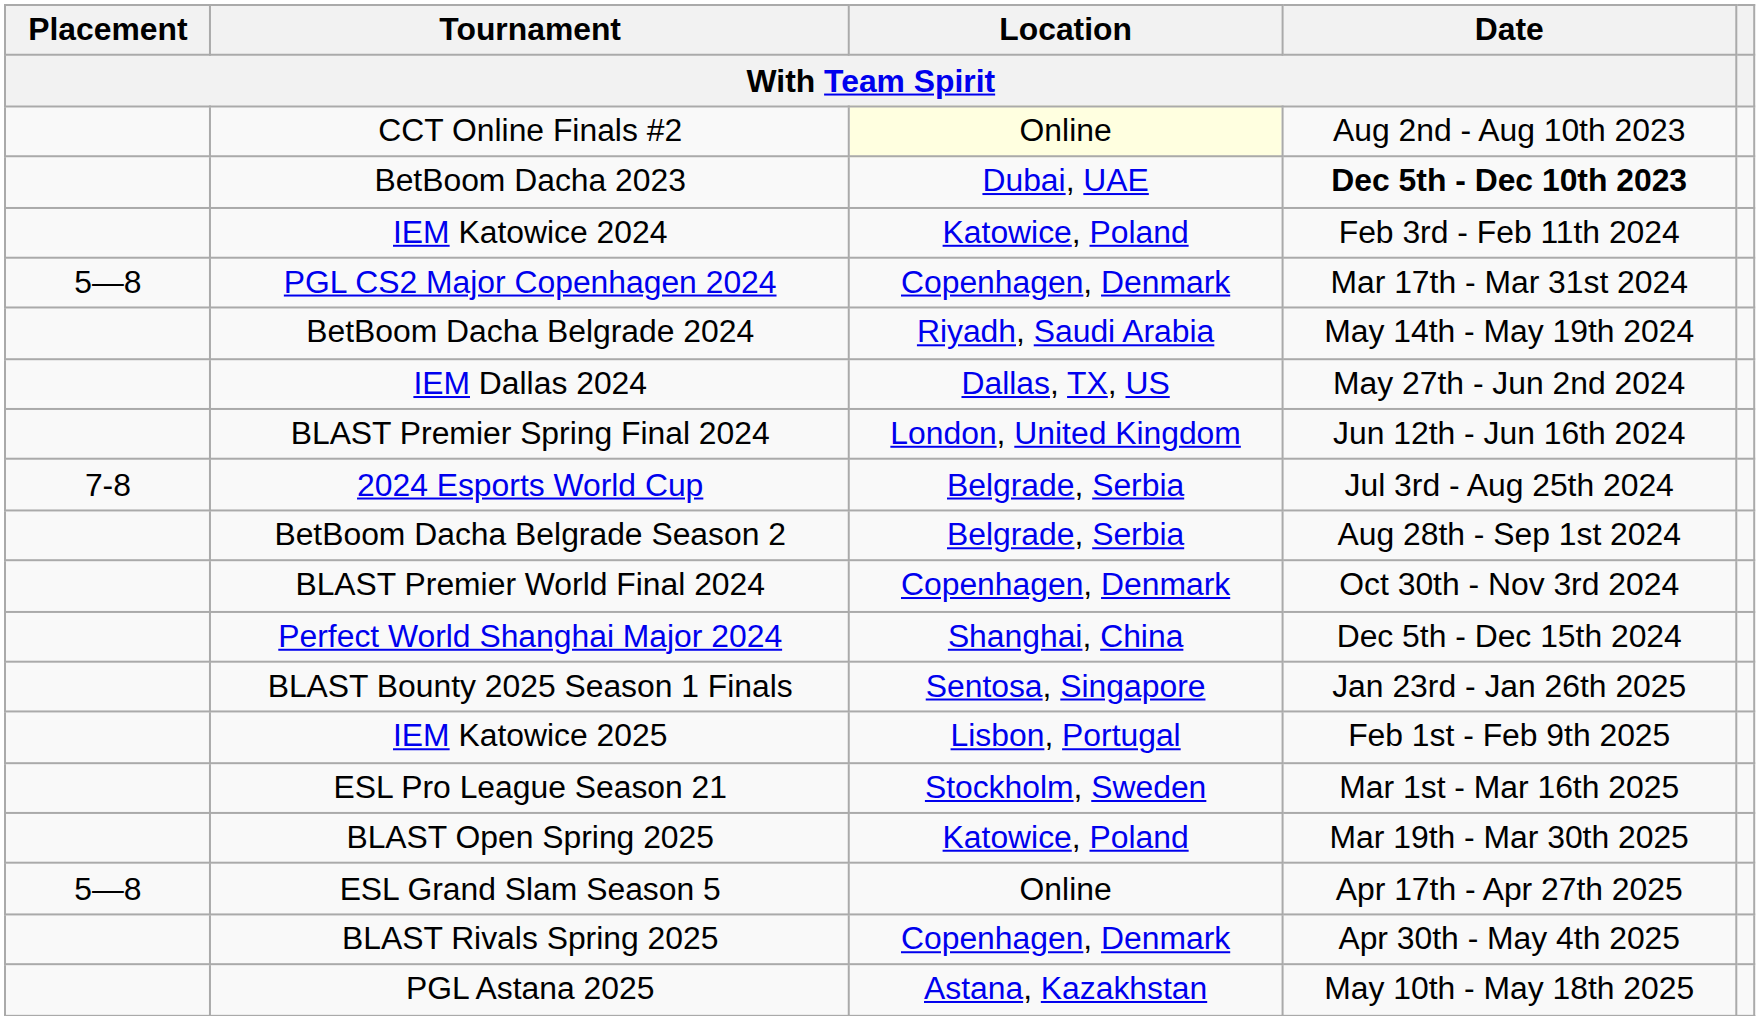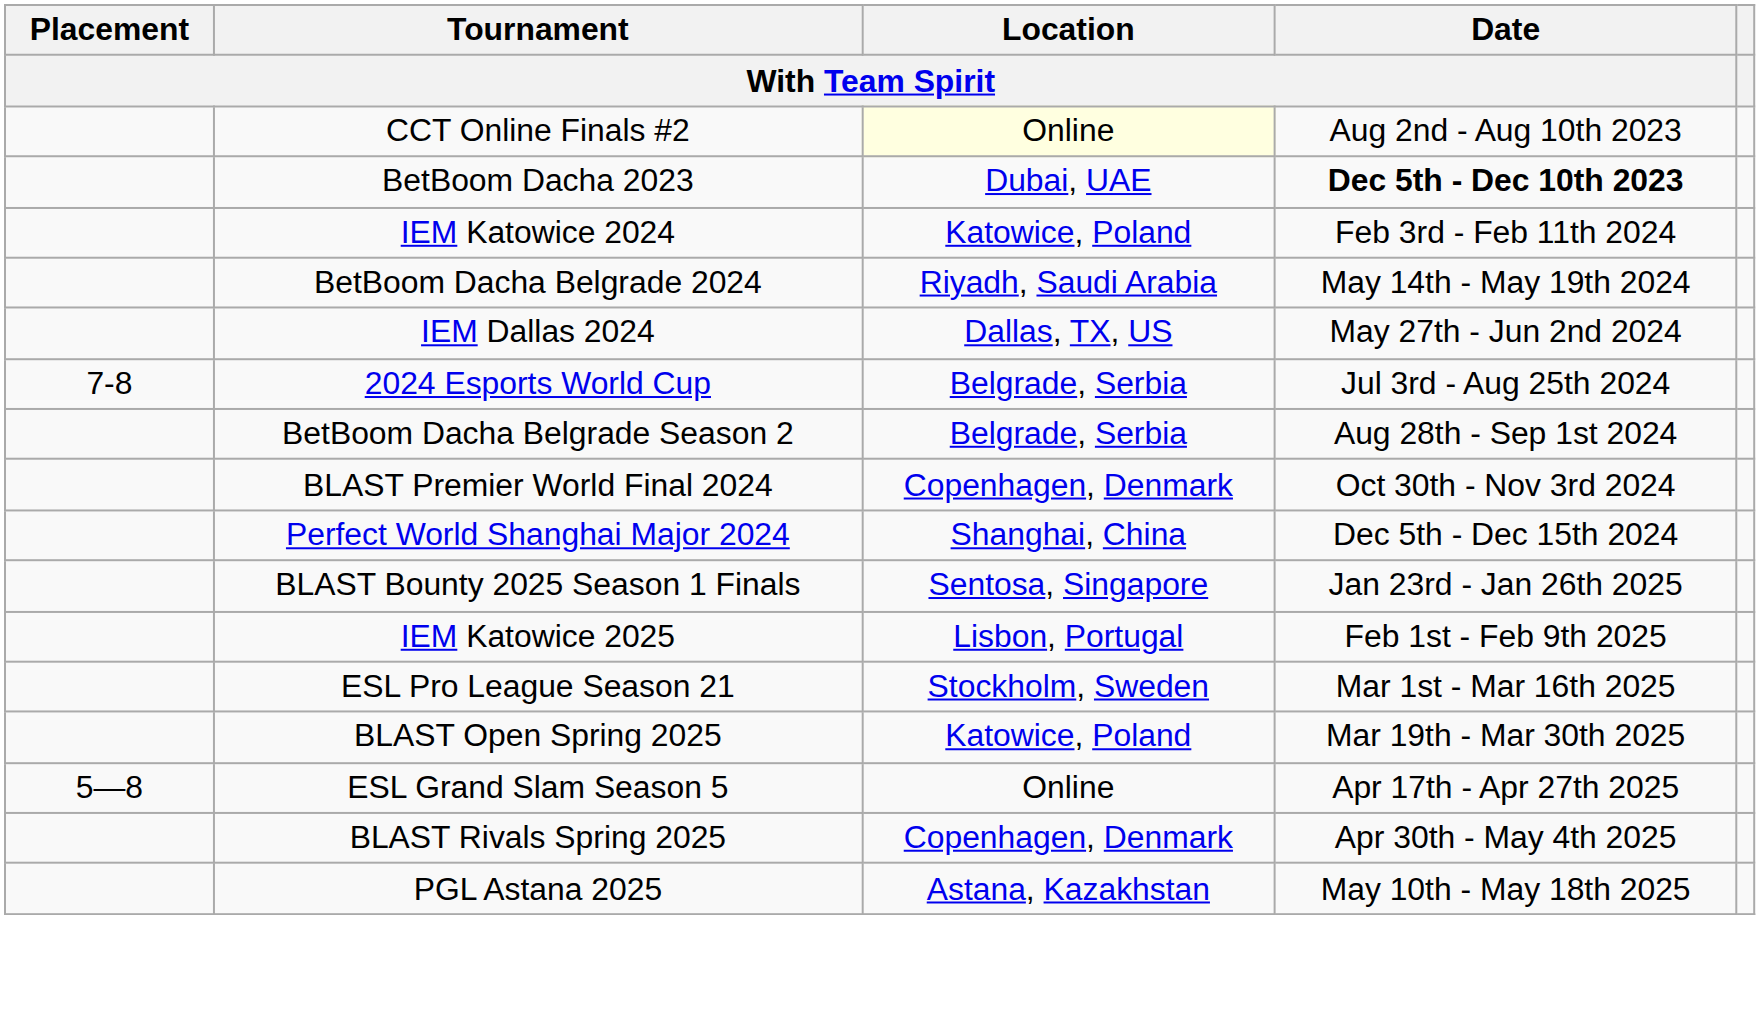- row: (530, 282)
- row: (530, 433)
